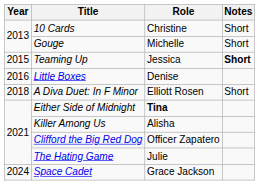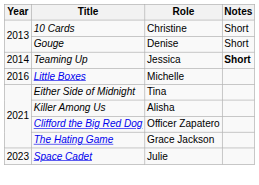(166, 44) Michelle -> (163, 44) Denise
(18, 60) 2015 -> (18, 60) 2014
(163, 76) Denise -> (166, 76) Michelle
- row: (86, 92)
(157, 108) bold -> (157, 92) normal
(157, 156) Julie -> (181, 140) Grace Jackson
(18, 172) 2024 -> (18, 156) 2023
(181, 172) Grace Jackson -> (157, 156) Julie
